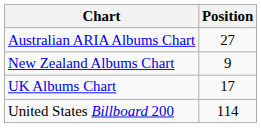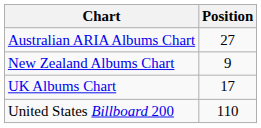(228, 110) 114 -> (228, 110) 110
